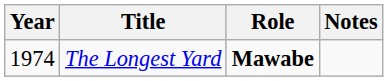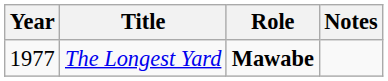(32, 57) 1974 -> (32, 57) 1977
